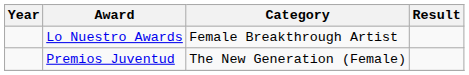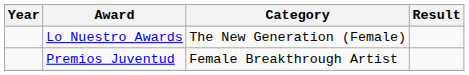(294, 37) Female Breakthrough Artist -> (298, 37) The New Generation (Female)
(298, 59) The New Generation (Female) -> (294, 59) Female Breakthrough Artist
